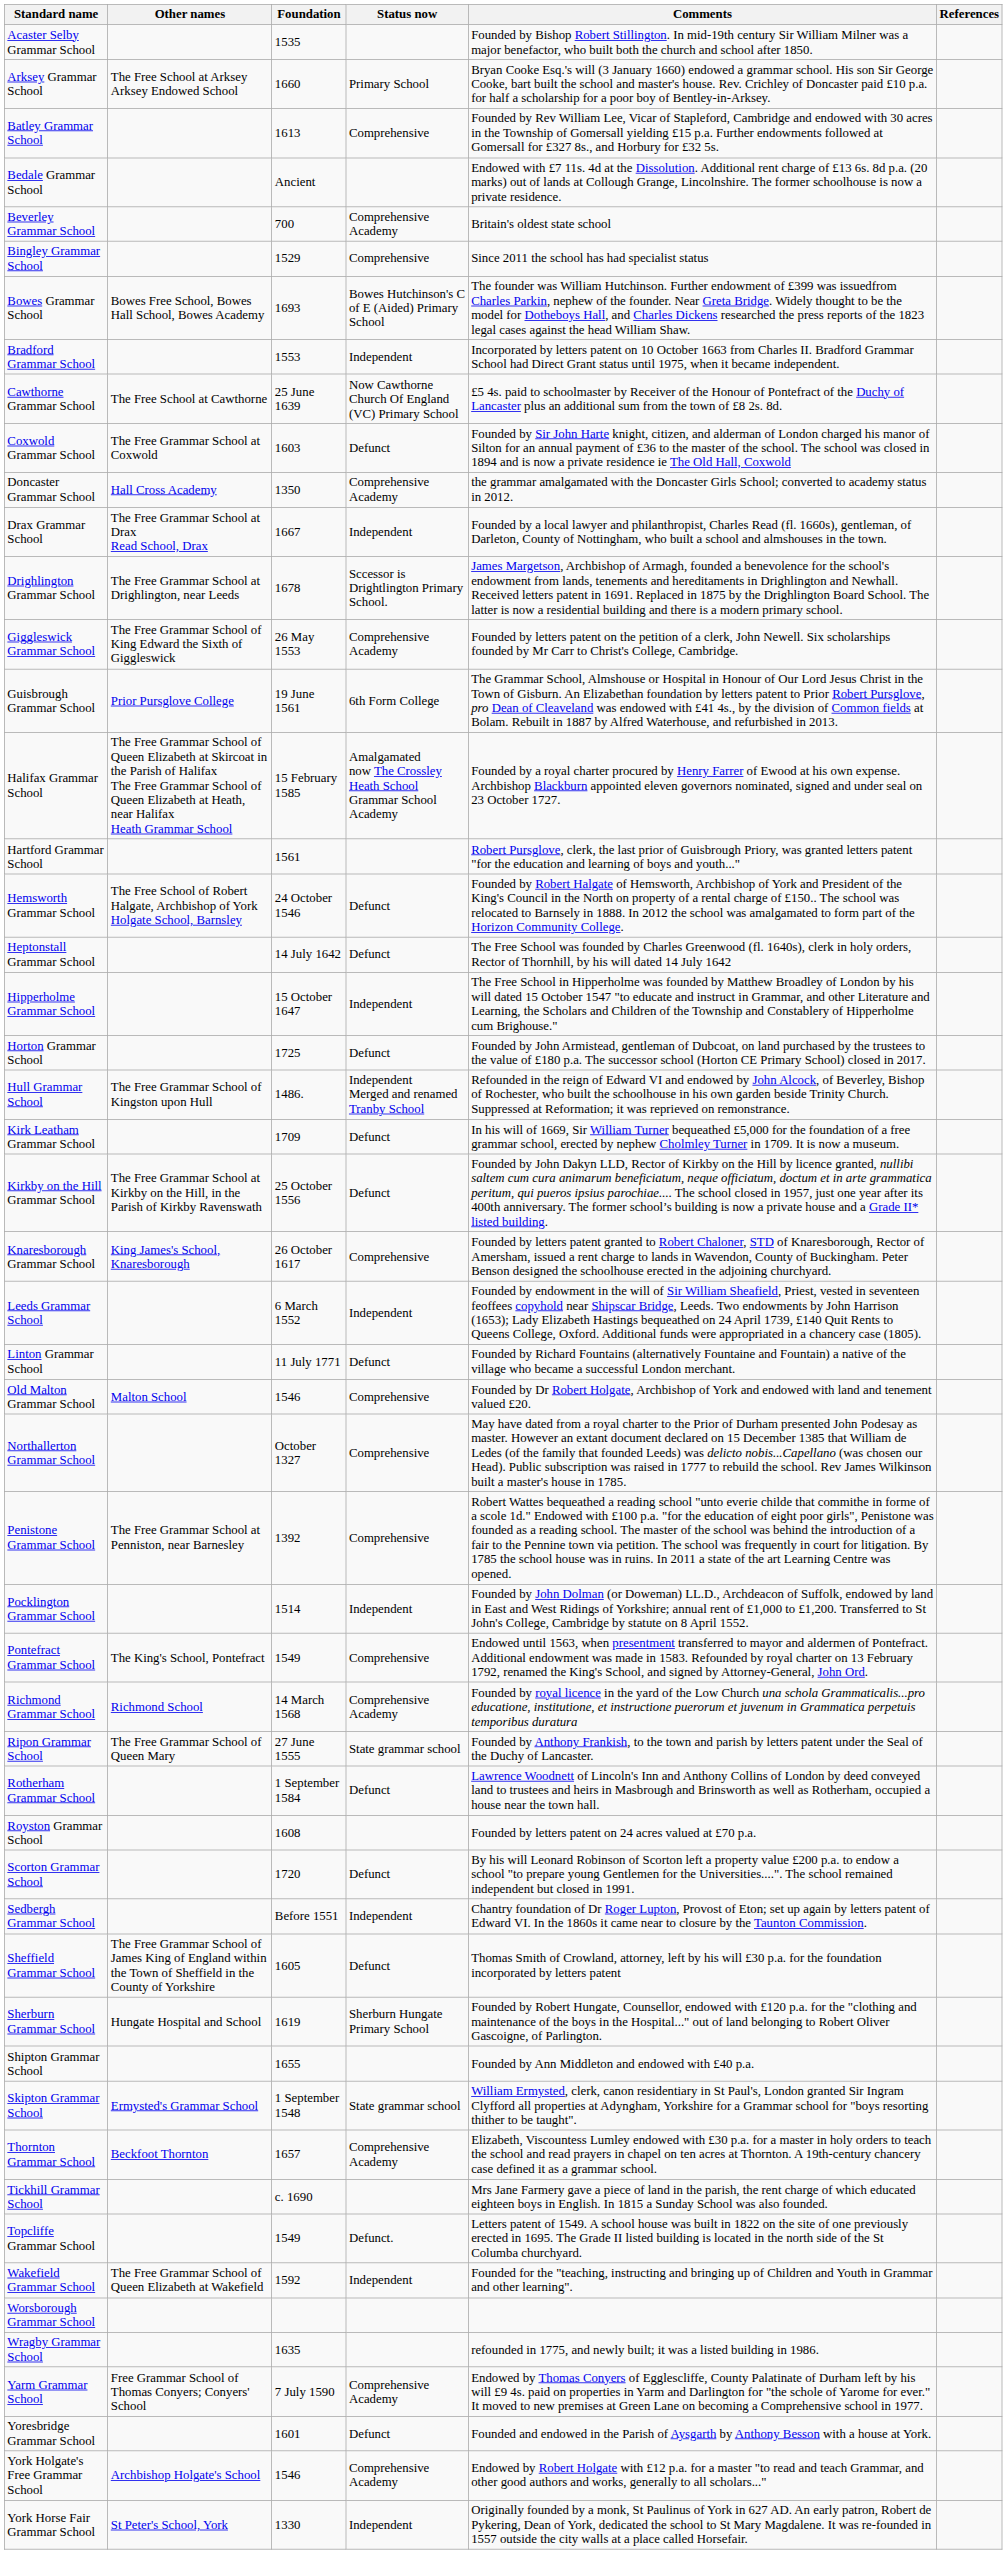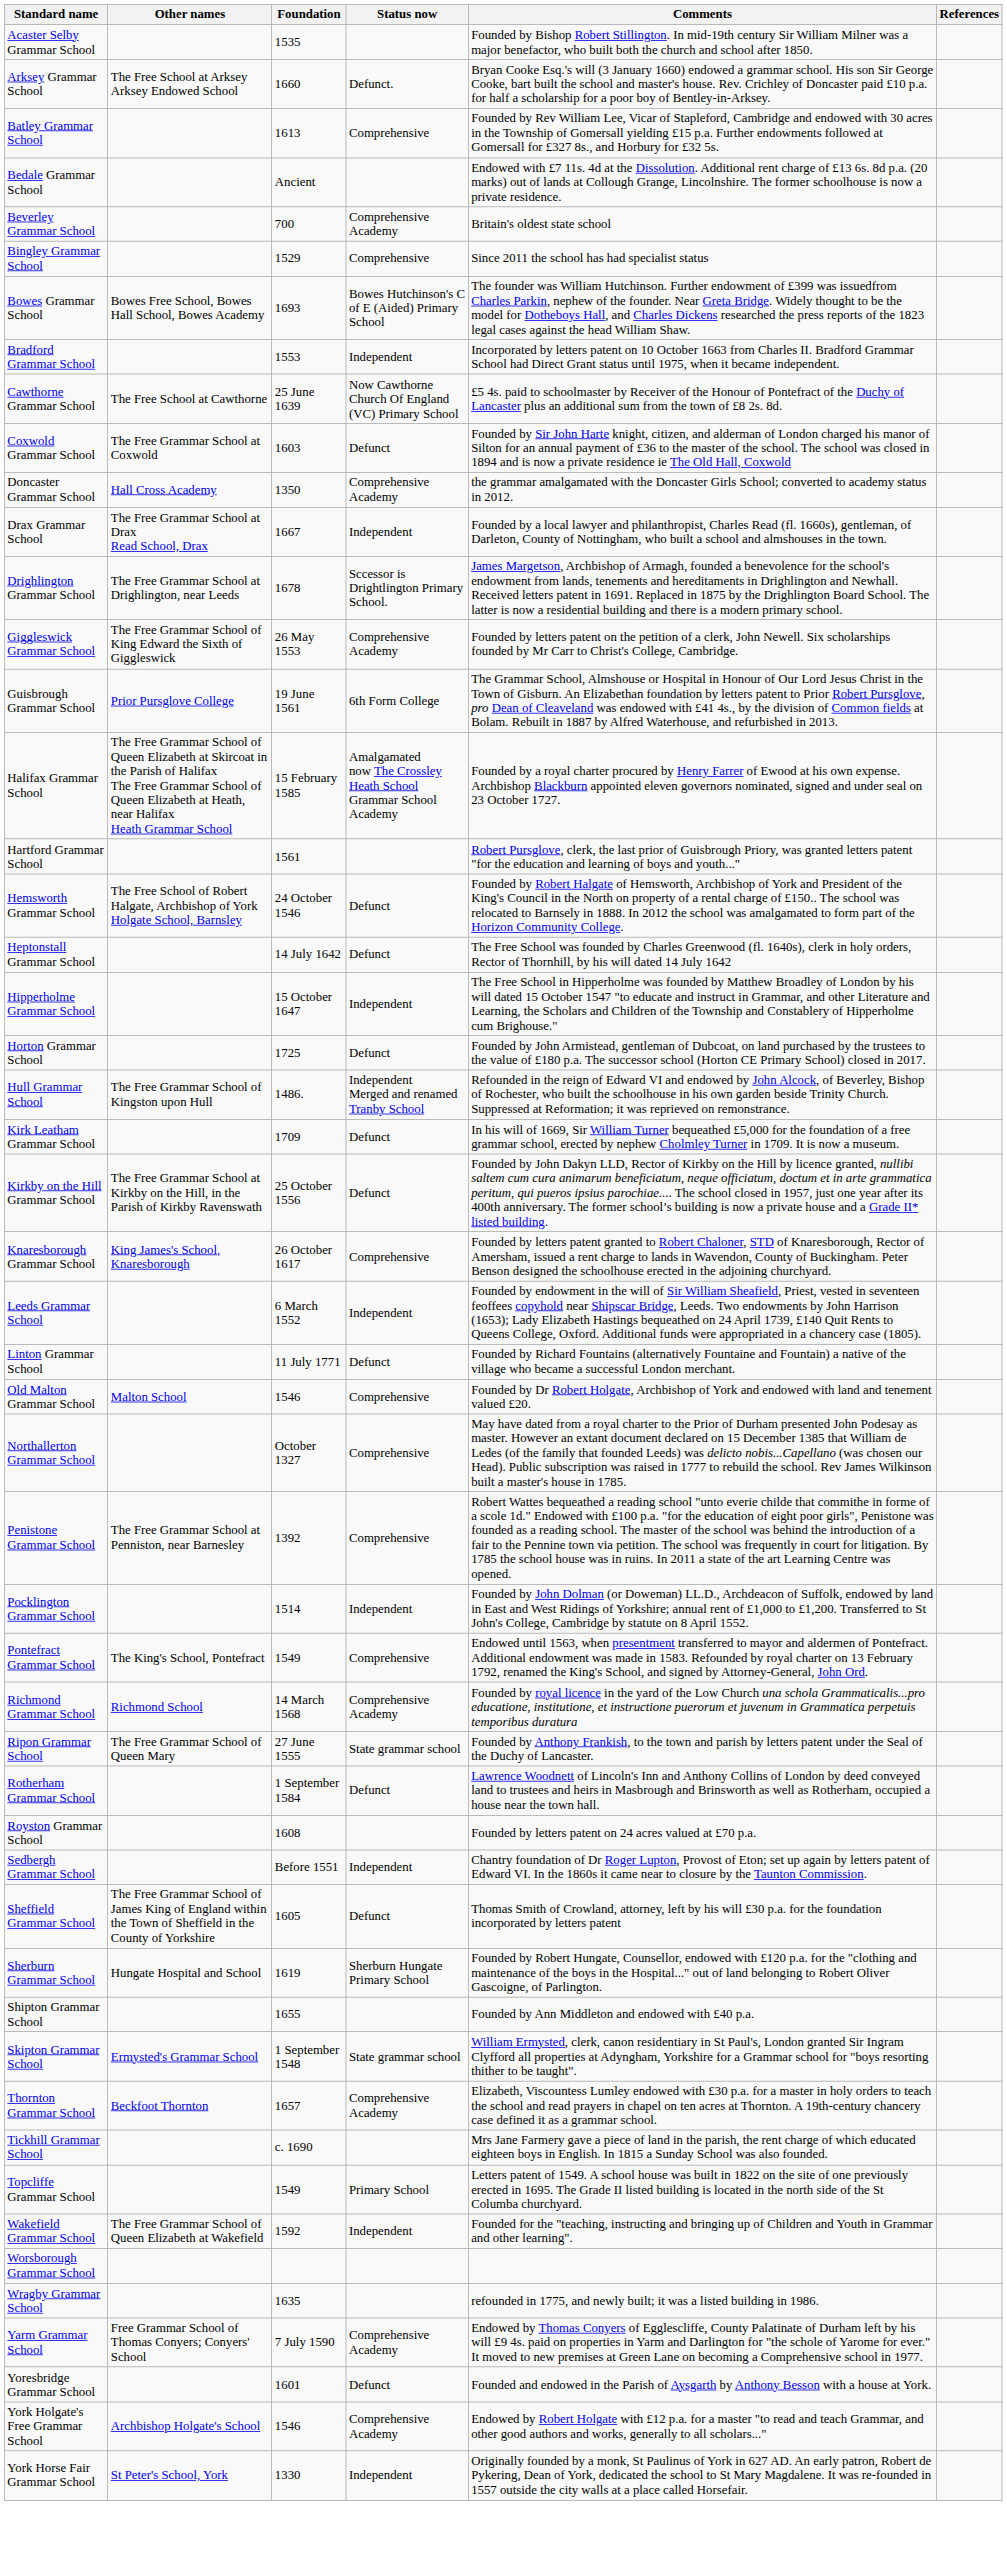(389, 84) Primary School -> (371, 84) Defunct.
- row: (53, 1874)
(371, 2238) Defunct. -> (389, 2189) Primary School
